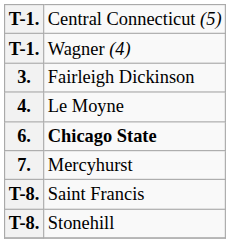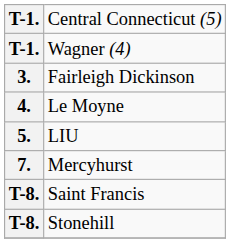+ row: (63, 135)
- row: (102, 135)
